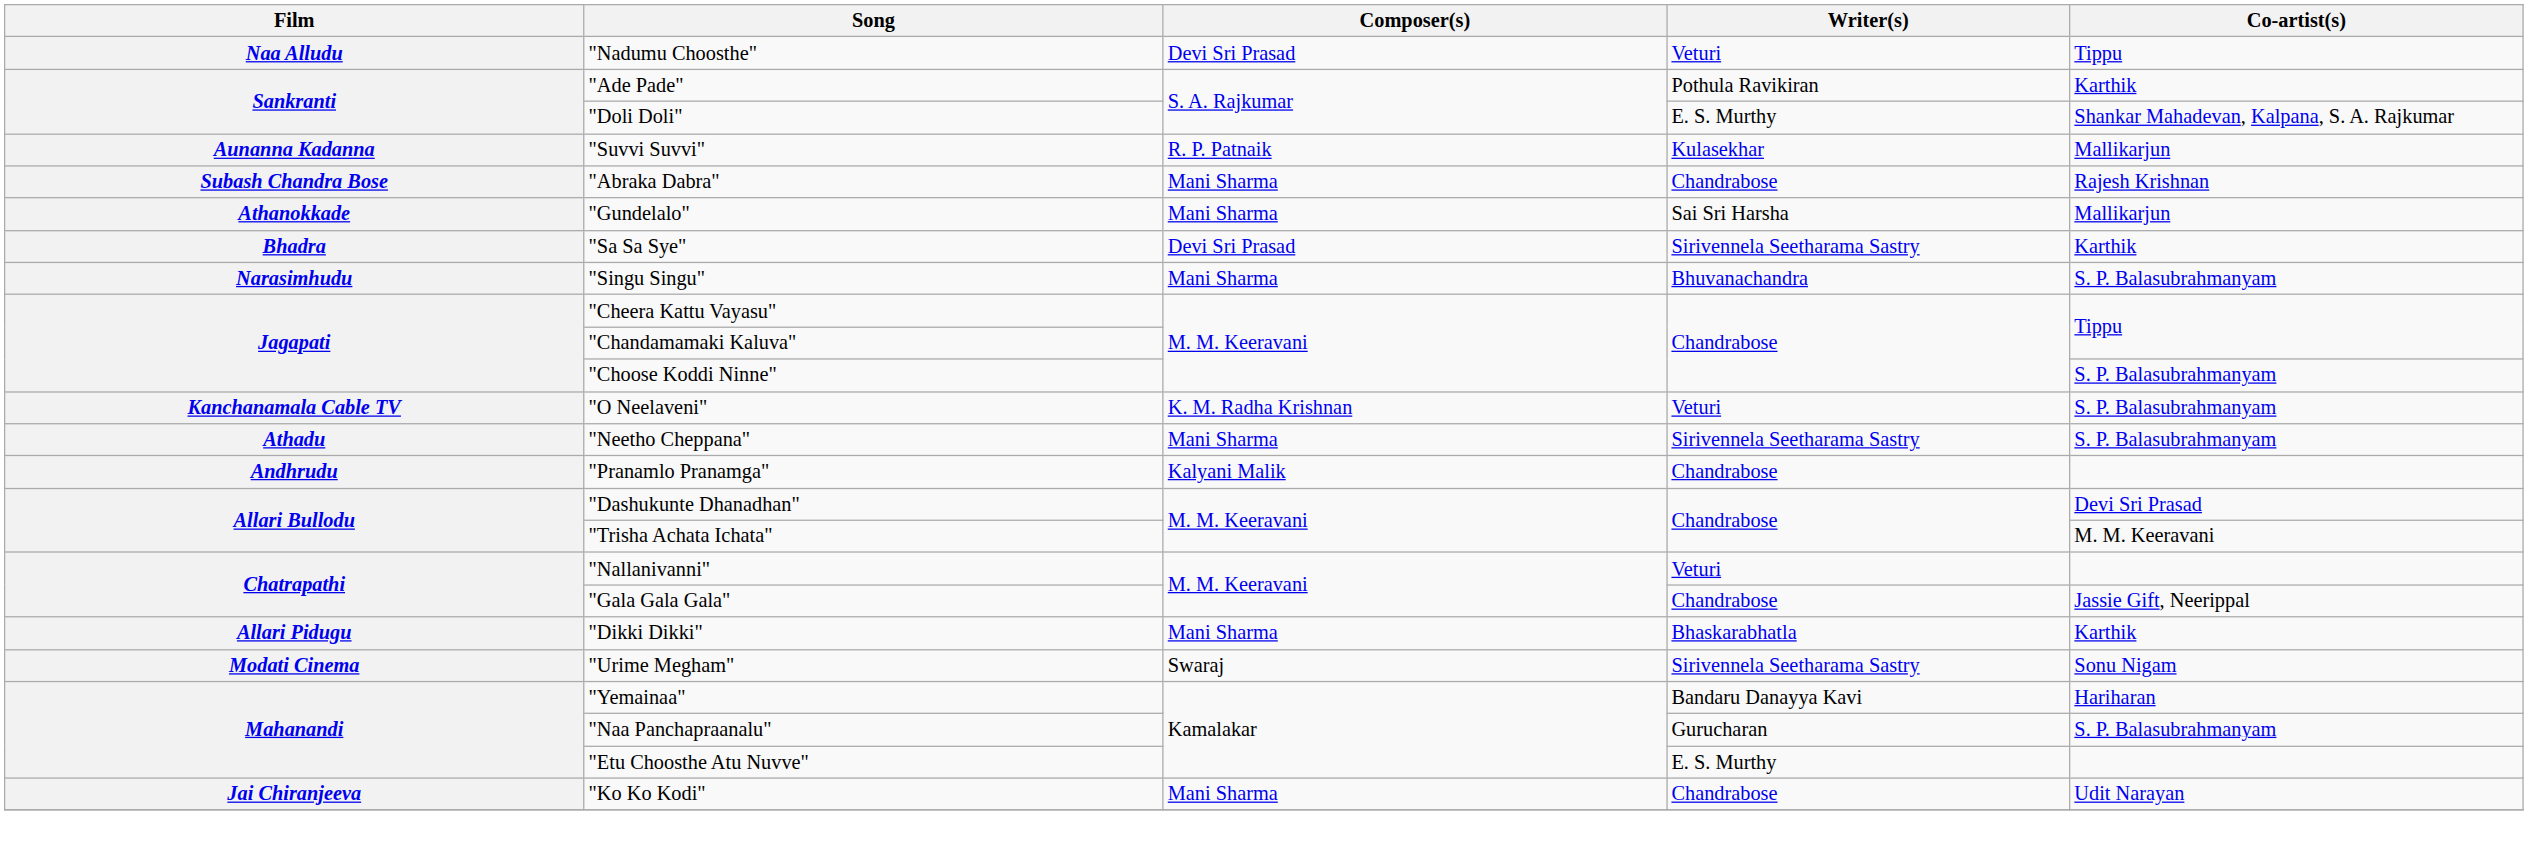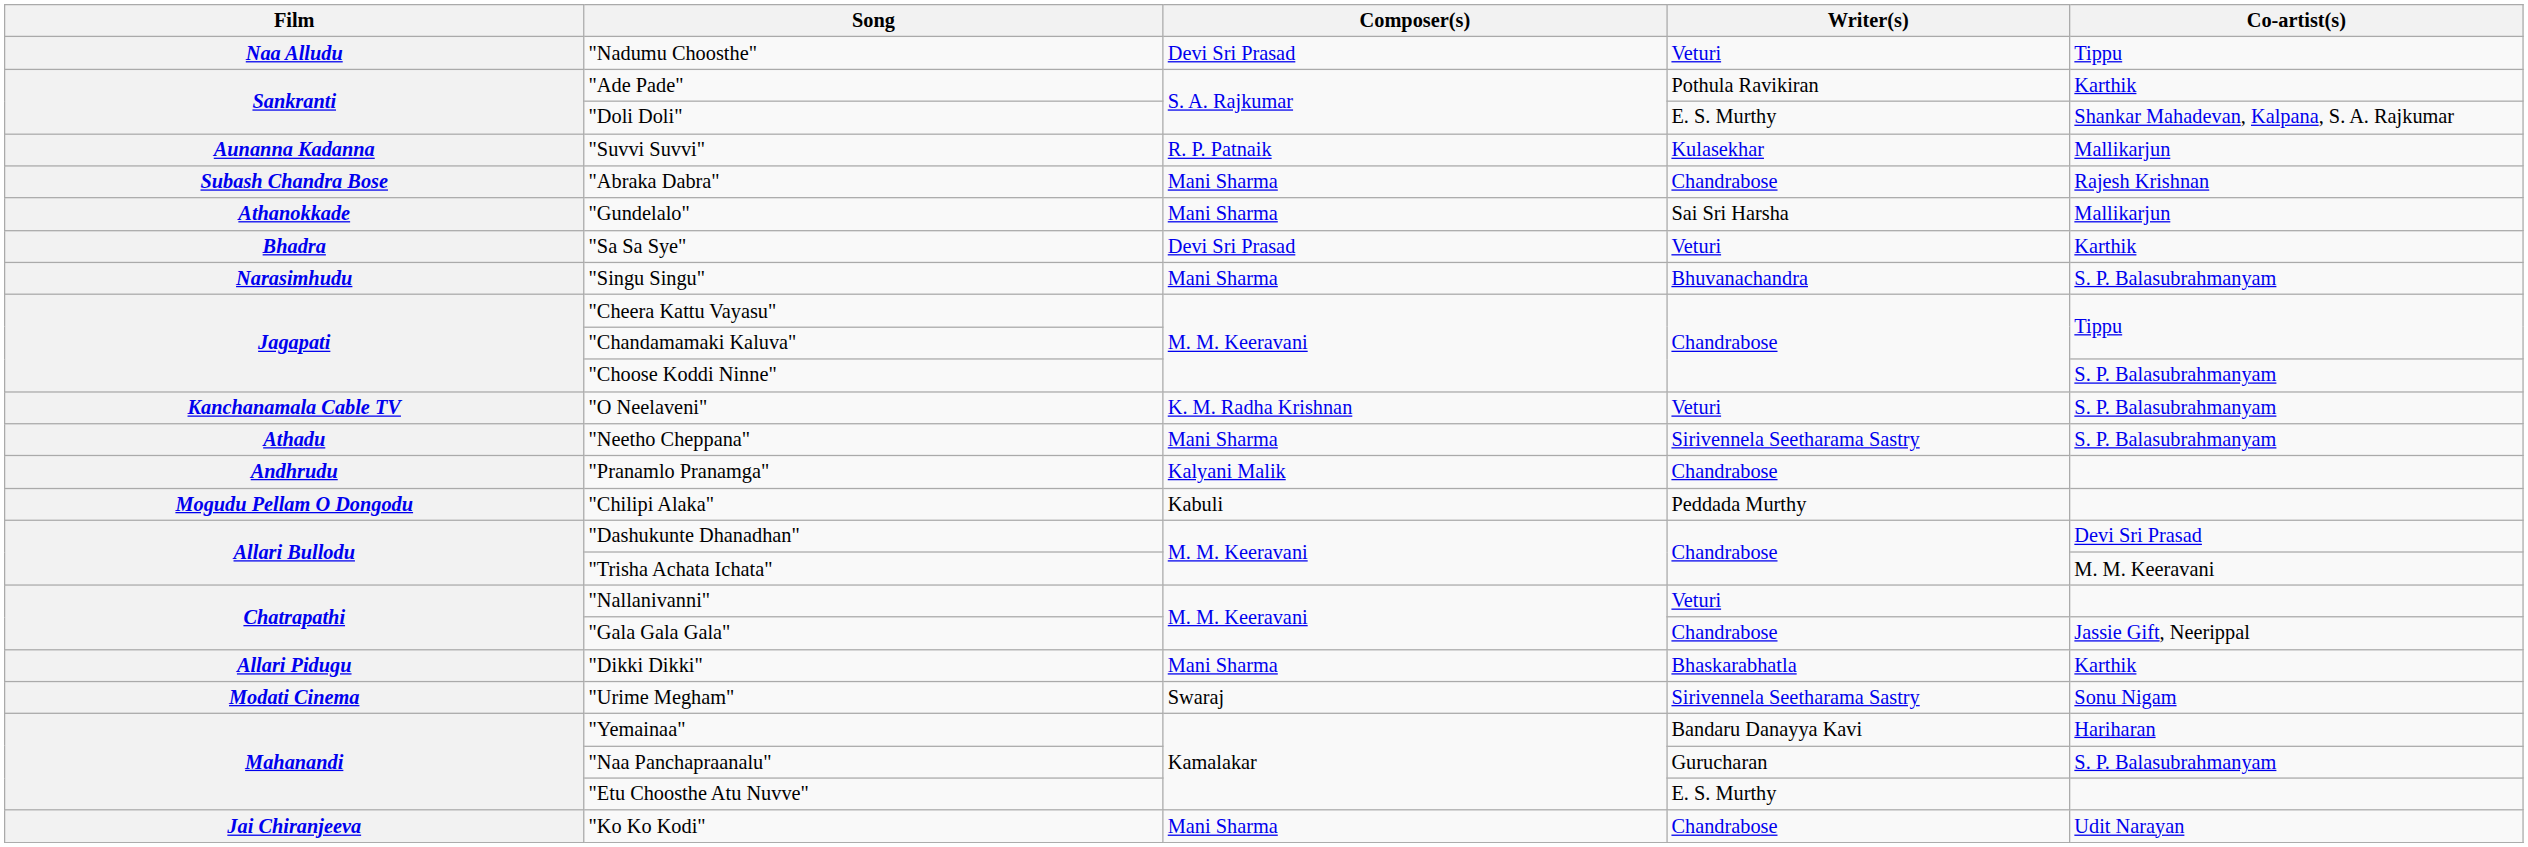(1796, 246) Sirivennela Seetharama Sastry -> (1696, 246) Veturi
+ row: (651, 504)
